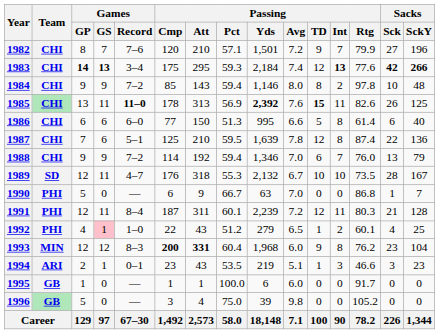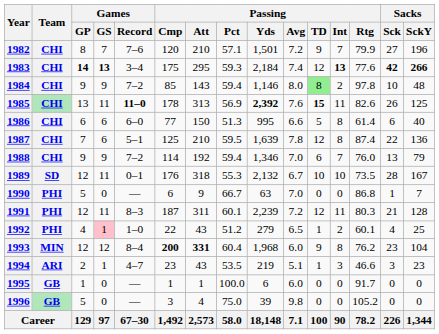(319, 85) no background -> (319, 85) lightgreen background
(135, 175) 4–7 -> (135, 175) 0–1
(135, 211) 8–4 -> (135, 211) 8–3
(135, 247) 8–3 -> (135, 247) 8–4
(135, 265) 0–1 -> (135, 265) 4–7
